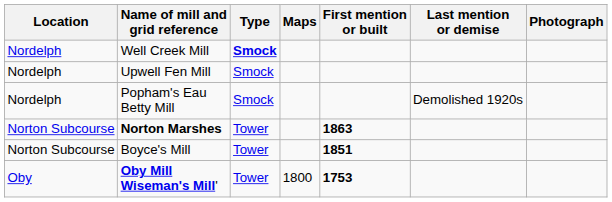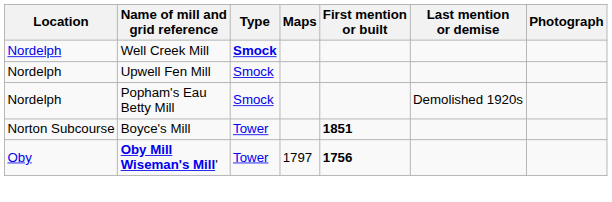- row: (171, 129)
(297, 178) 1800 -> (297, 157) 1797
(338, 178) 1753 -> (338, 157) 1756
